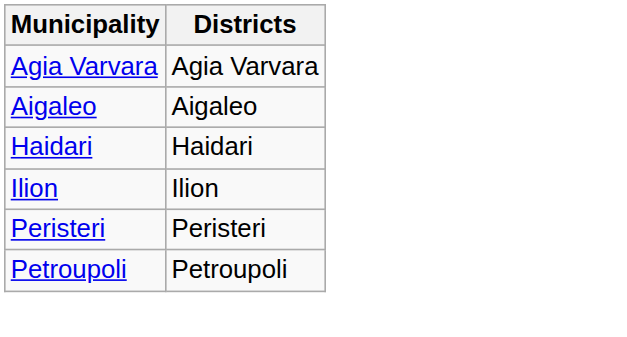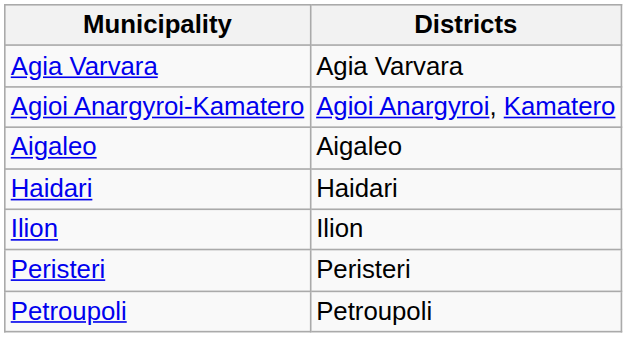+ row: (158, 106)
